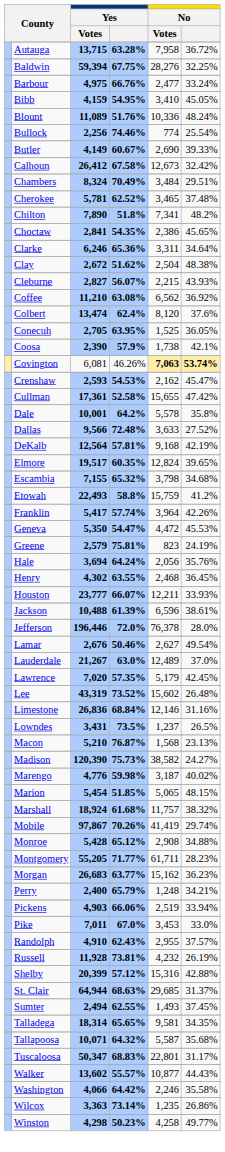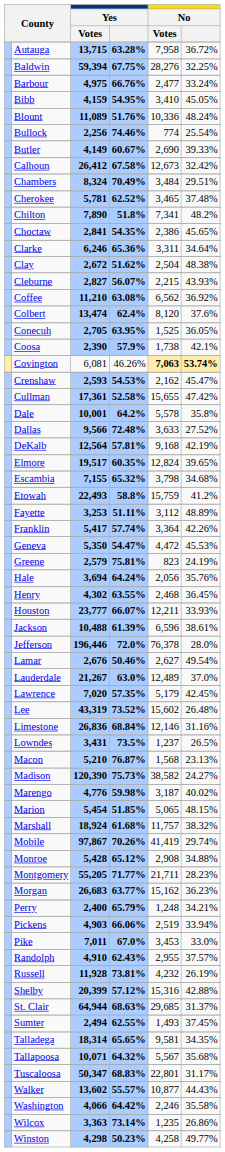+ row: (29, 512)
(167, 512) 3,964 -> (167, 528) 3,364
(165, 858) 61,711 -> (165, 875) 21,711
(167, 1040) 5,587 -> (167, 1056) 5,567
